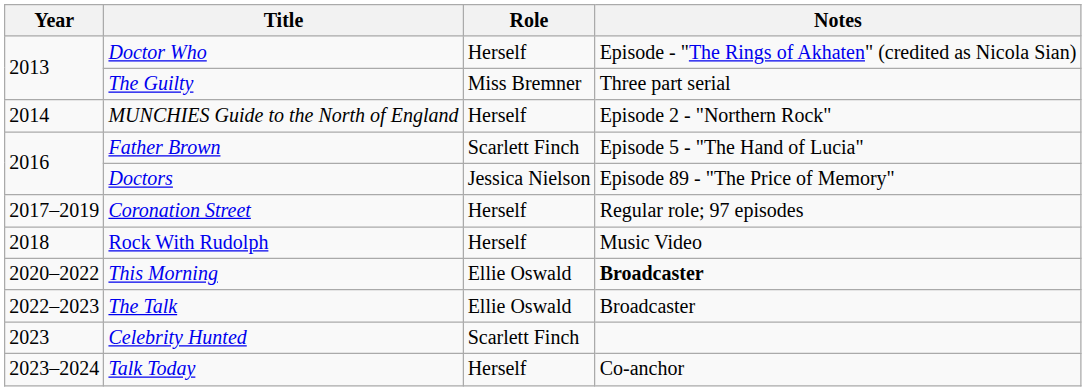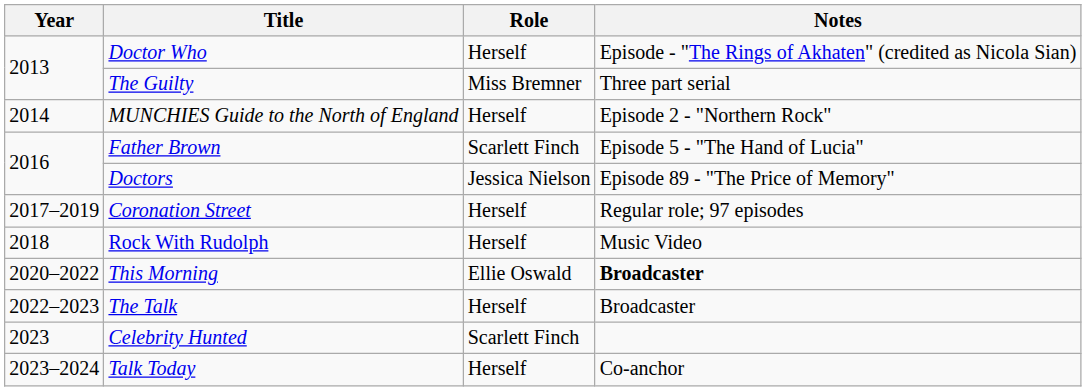(520, 305) Ellie Oswald -> (497, 305) Herself
